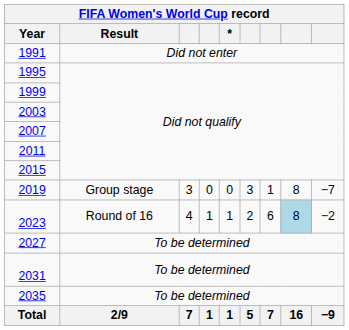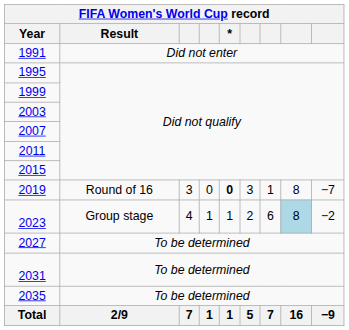(119, 190) Group stage -> (119, 190) Round of 16
(230, 190) normal -> (230, 190) bold
(119, 216) Round of 16 -> (119, 216) Group stage
